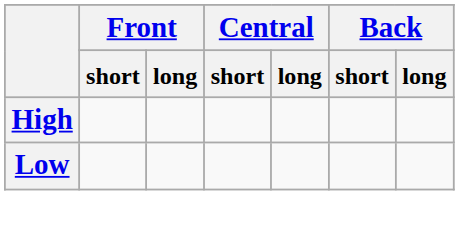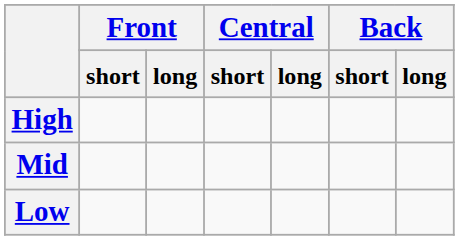+ row: (42, 165)
